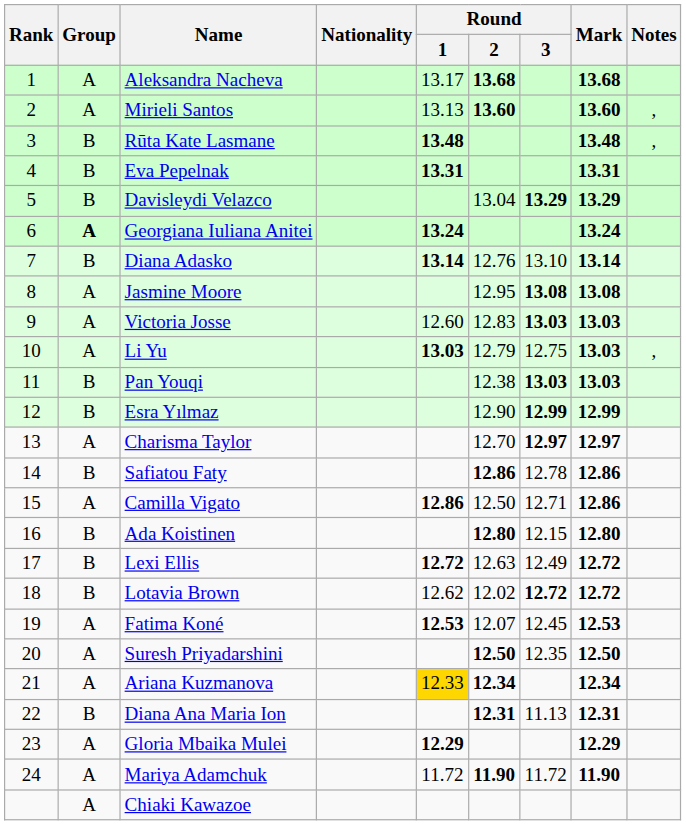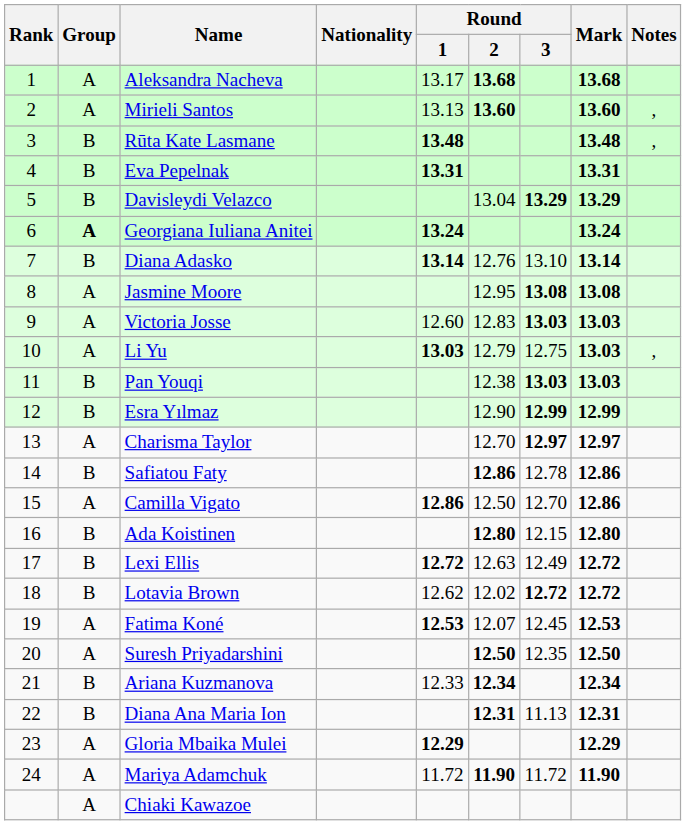(546, 502) 12.71 -> (546, 502) 12.70
(89, 683) A -> (89, 683) B
(442, 683) gold background -> (442, 683) no background
